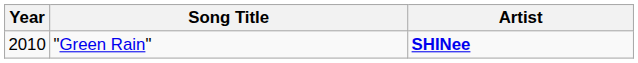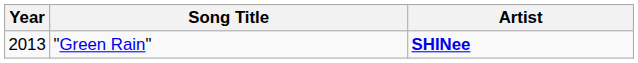(27, 44) 2010 -> (27, 44) 2013
